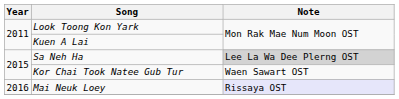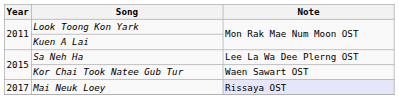(292, 57) lightgrey background -> (292, 57) no background
(18, 87) 2016 -> (18, 87) 2017
